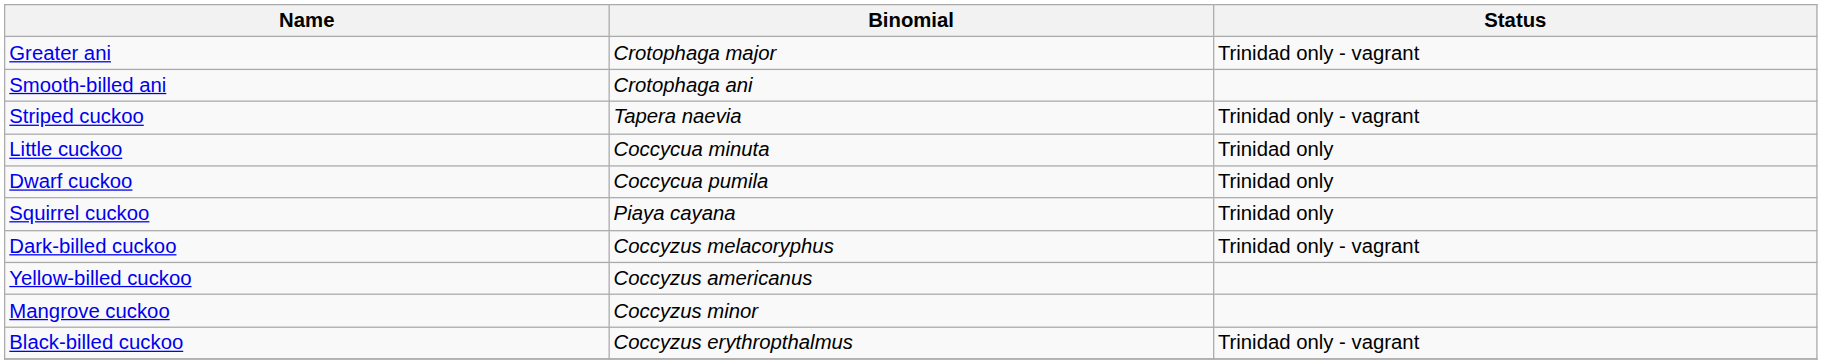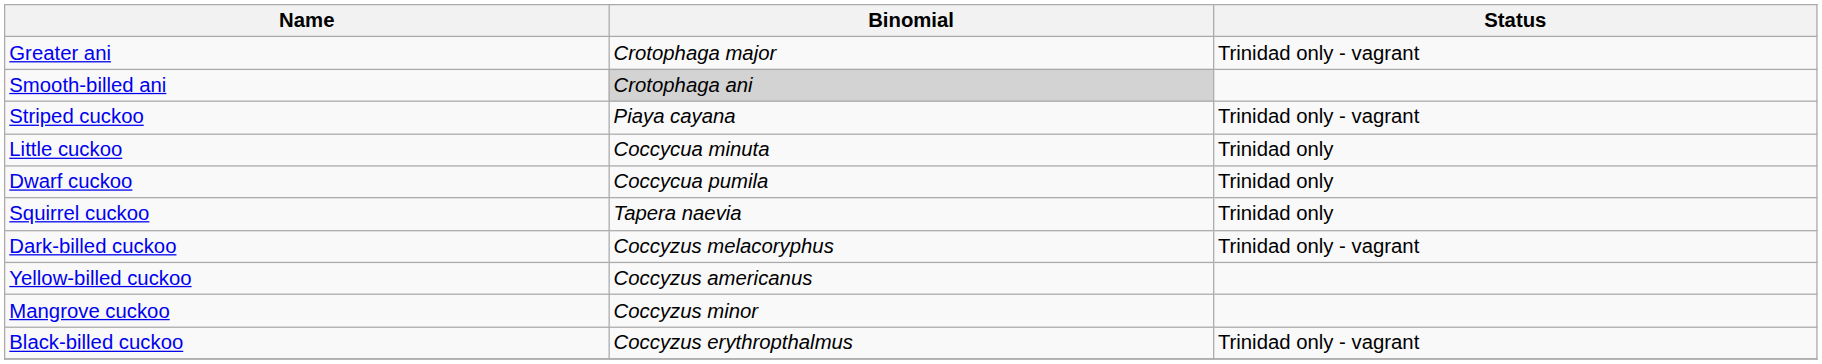(683, 85) no background -> (683, 85) lightgrey background
(678, 117) Tapera naevia -> (675, 117) Piaya cayana
(675, 213) Piaya cayana -> (678, 213) Tapera naevia
